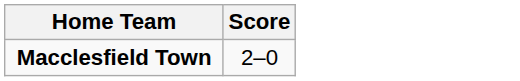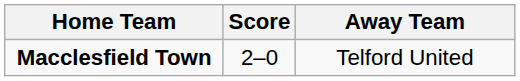+ column: (405, 22)
